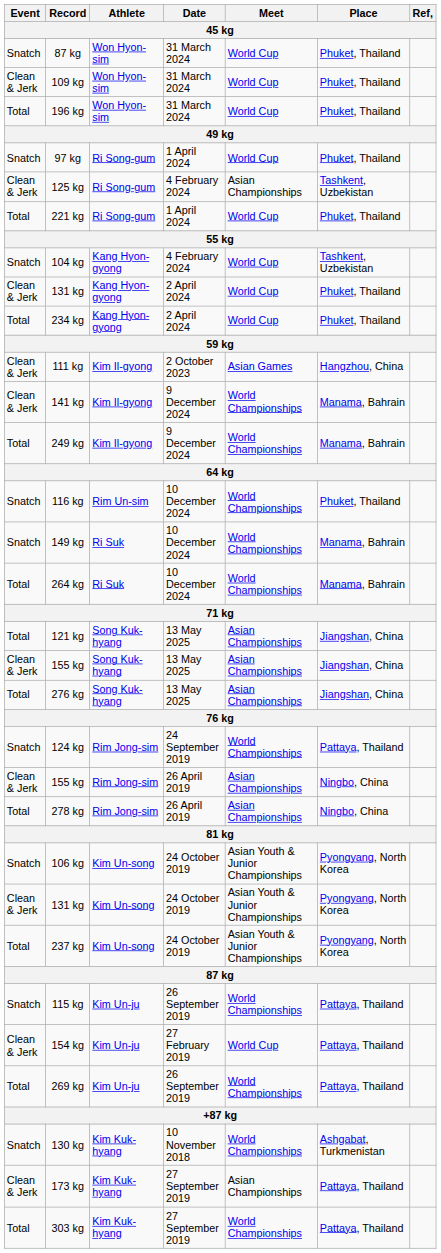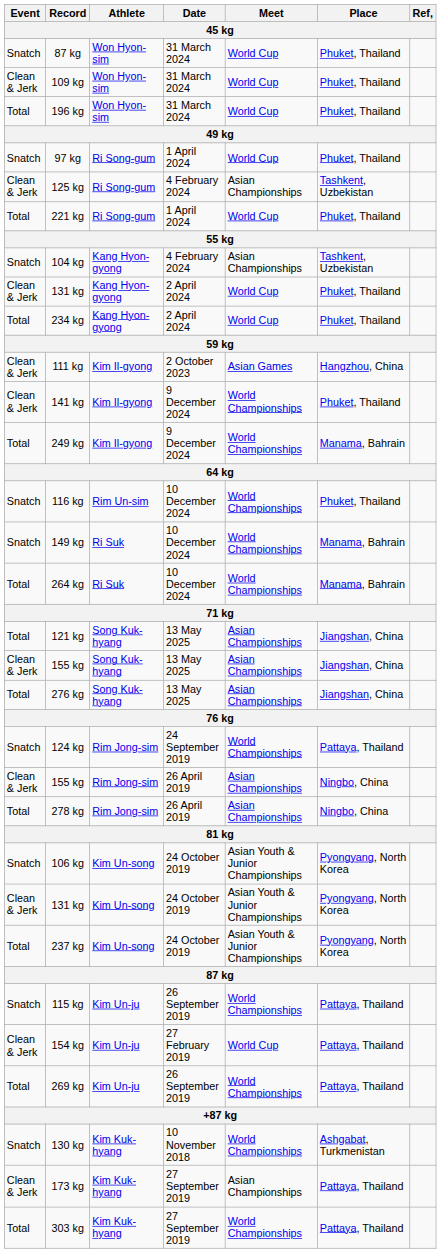(253, 262) World Cup -> (265, 262) Asian Championships
(362, 402) Manama, Bahrain -> (360, 402) Phuket, Thailand
